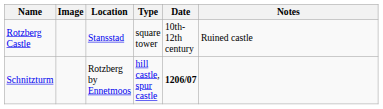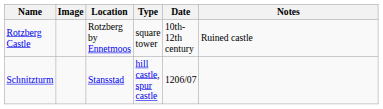(106, 38) Stansstad -> (109, 38) Rotzberg by Ennetmoos
(109, 80) Rotzberg by Ennetmoos -> (106, 80) Stansstad
(181, 80) bold -> (181, 80) normal
